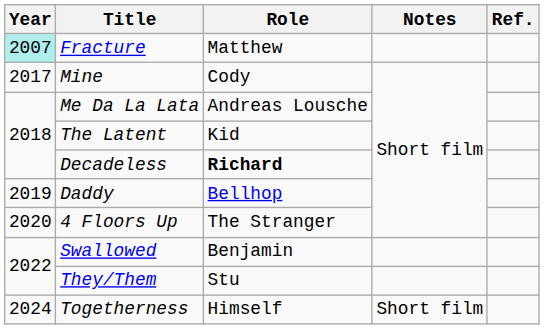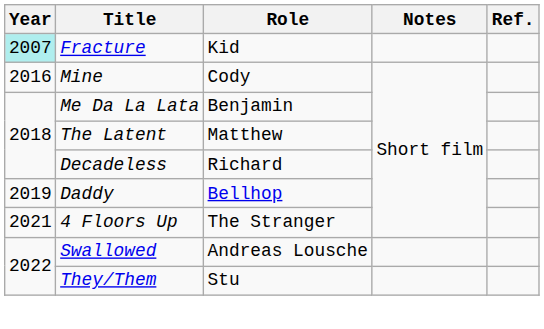(245, 48) Matthew -> (224, 48) Kid
(30, 77) 2017 -> (30, 77) 2016
(288, 106) Andreas Lousche -> (250, 106) Benjamin
(224, 135) Kid -> (245, 135) Matthew
(245, 164) bold -> (245, 164) normal
(30, 222) 2020 -> (30, 222) 2021
(250, 251) Benjamin -> (288, 251) Andreas Lousche
- row: (124, 309)
